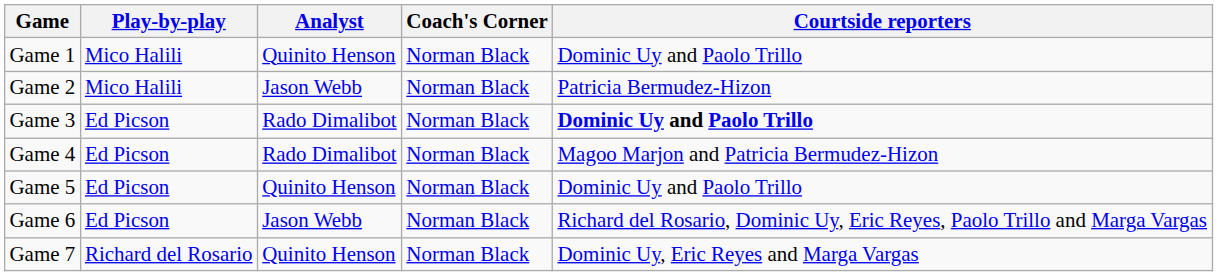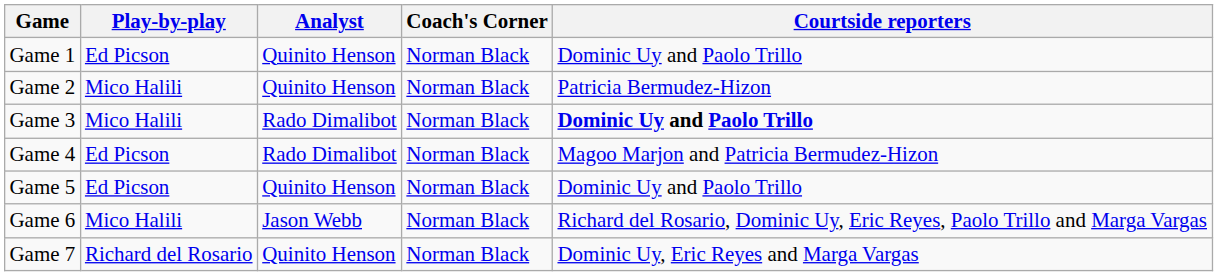(134, 54) Mico Halili -> (127, 54) Ed Picson
(312, 87) Jason Webb -> (329, 87) Quinito Henson
(127, 120) Ed Picson -> (134, 120) Mico Halili
(127, 220) Ed Picson -> (134, 220) Mico Halili
